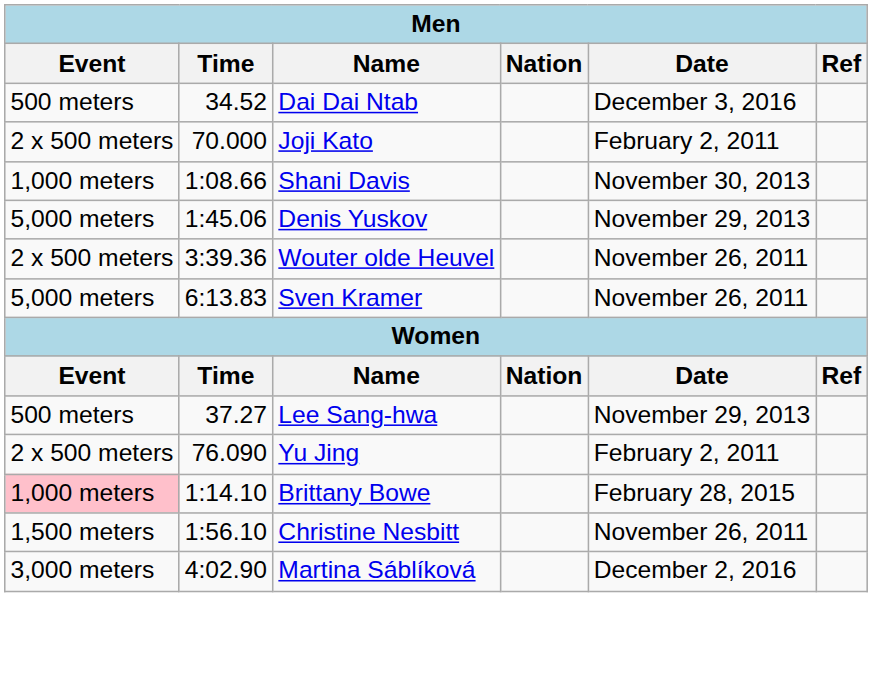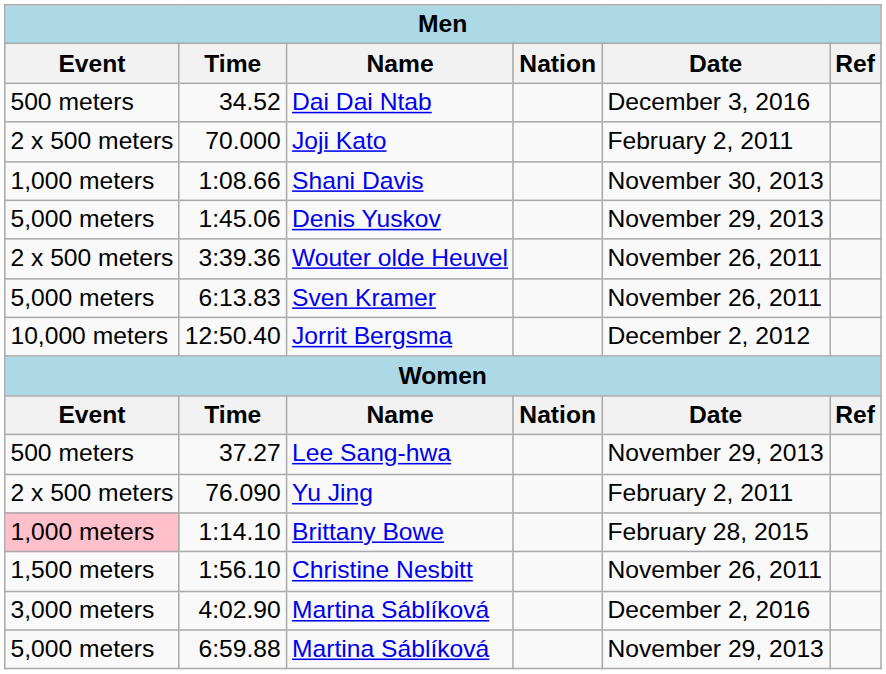+ row: (233, 336)
+ row: (240, 649)
